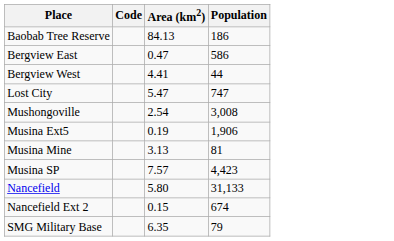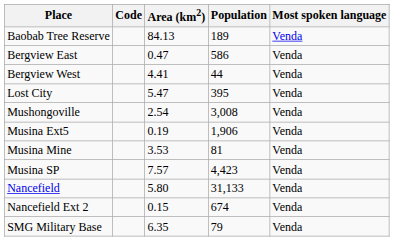+ column: (329, 15)
(220, 36) 186 -> (220, 36) 189
(220, 93) 747 -> (220, 93) 395
(158, 150) 3.13 -> (158, 150) 3.53
